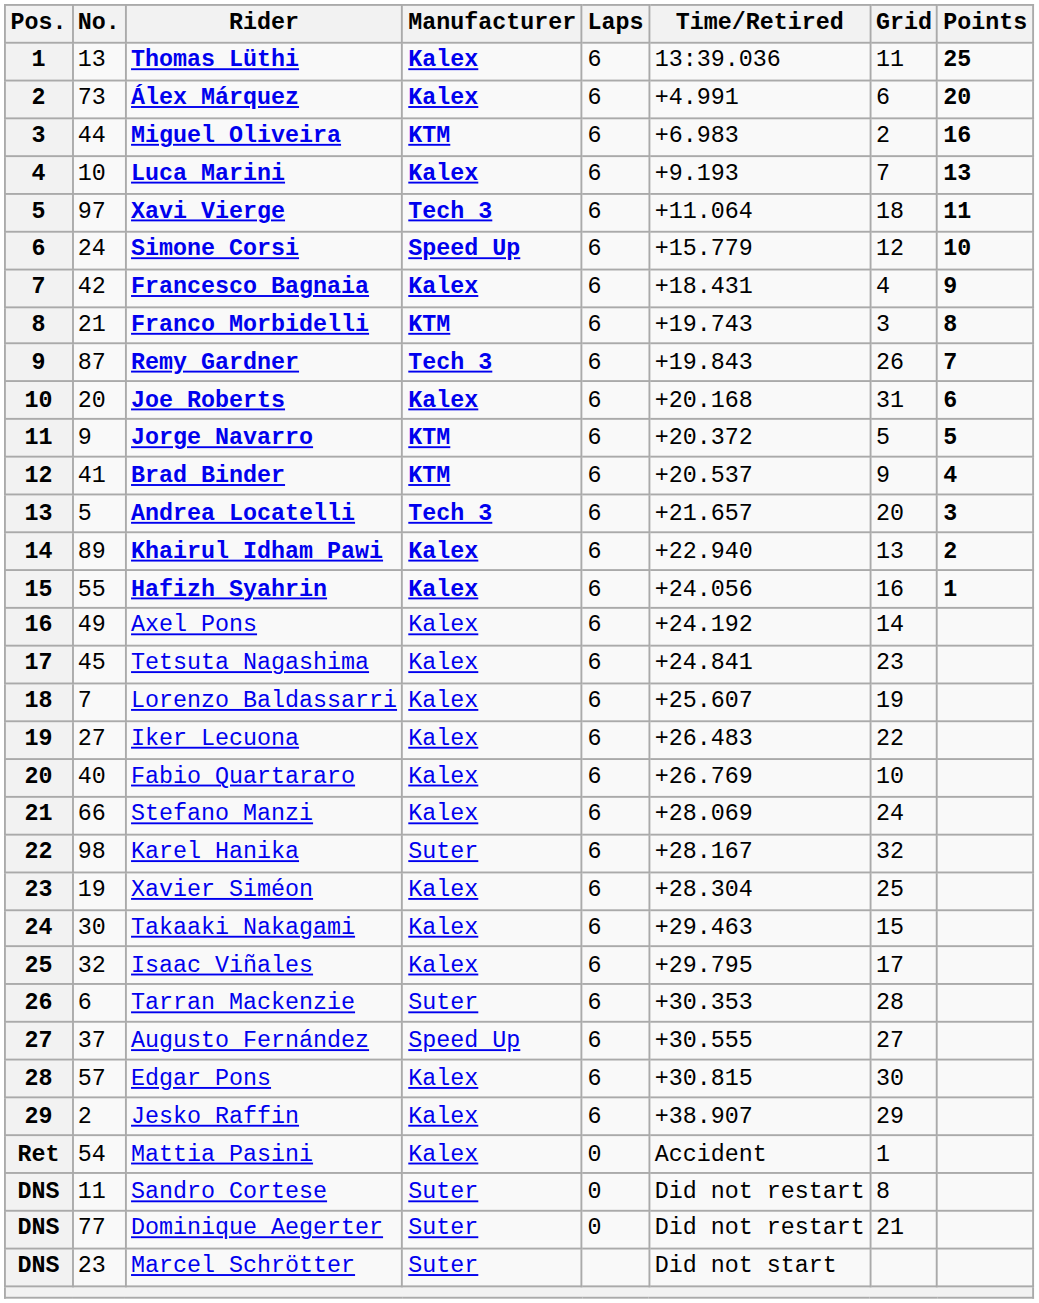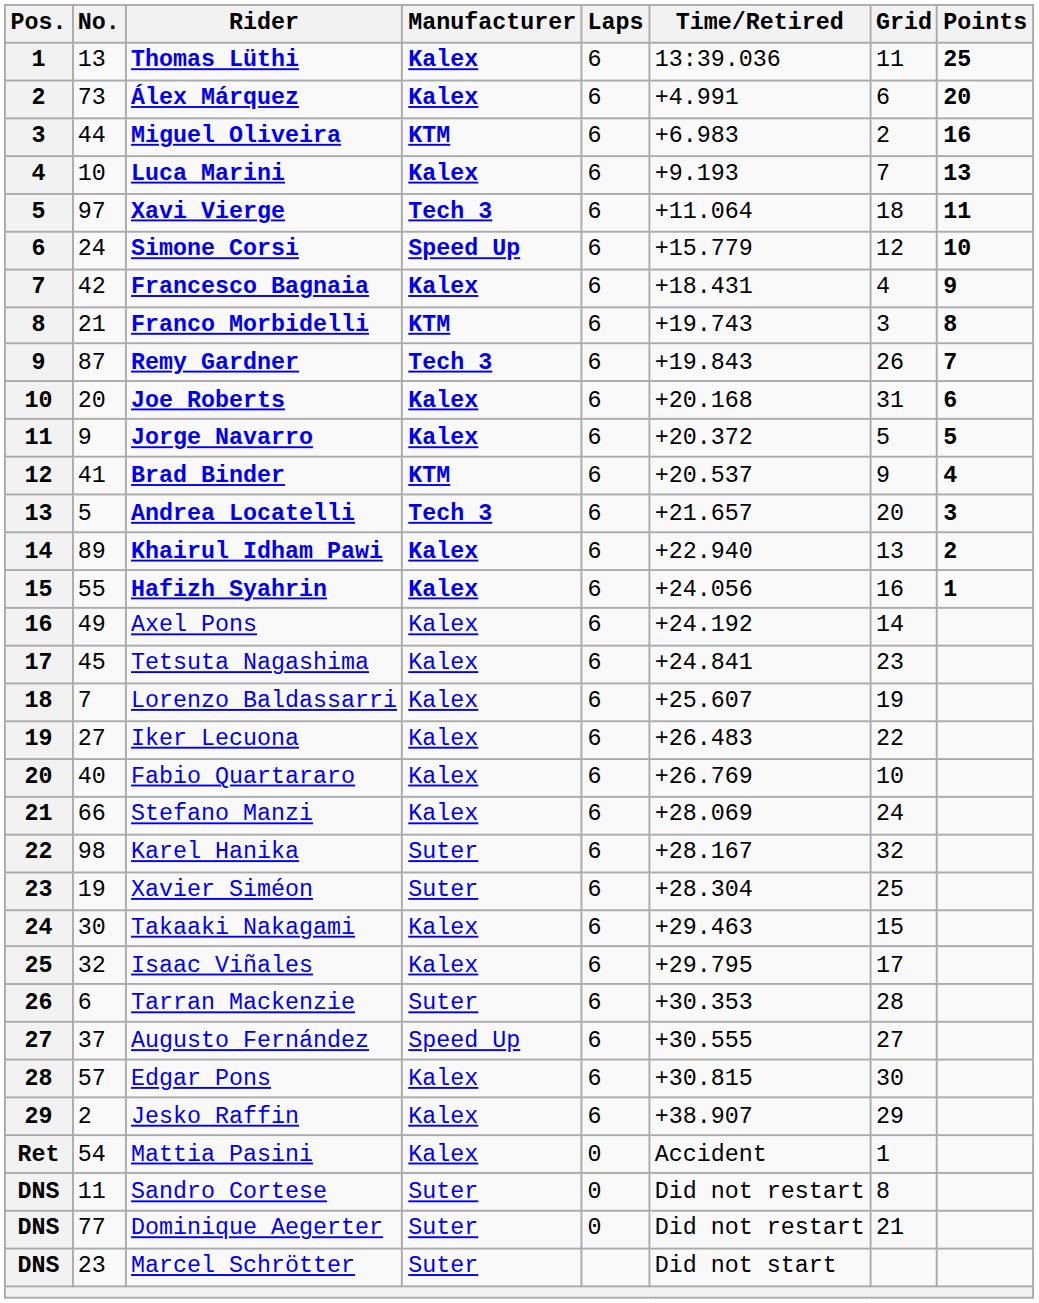(429, 439) KTM -> (443, 439) Kalex
(443, 891) Kalex -> (443, 891) Suter
